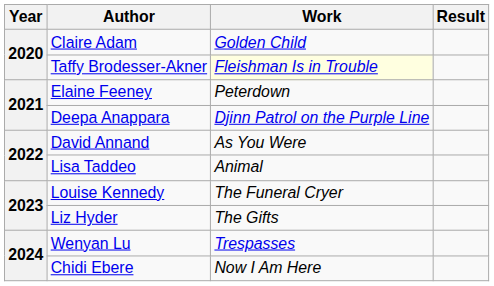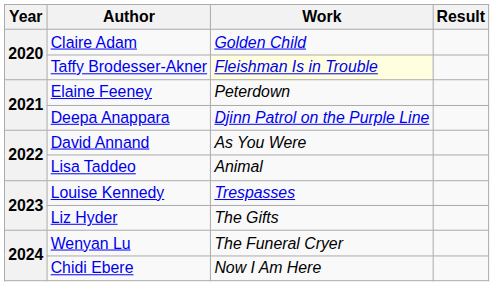(279, 192) The Funeral Cryer -> (255, 192) Trespasses
(255, 243) Trespasses -> (279, 243) The Funeral Cryer
